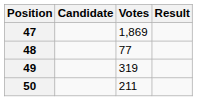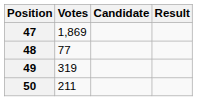columns swapped: (86, 13) <-> (134, 13)
